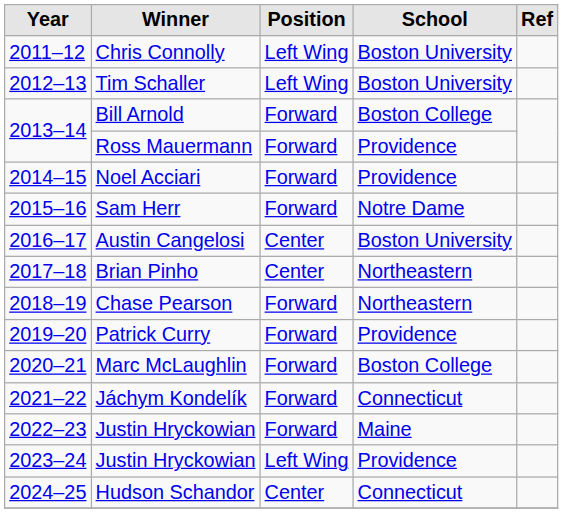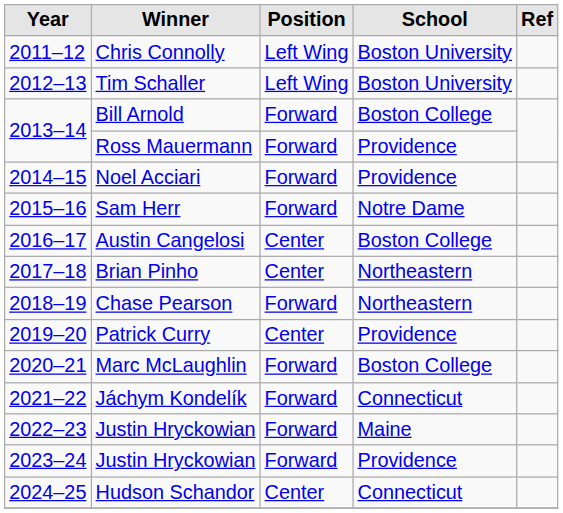(435, 240) Boston University -> (425, 240) Boston College
(301, 334) Forward -> (294, 334) Center
(307, 460) Left Wing -> (301, 460) Forward
